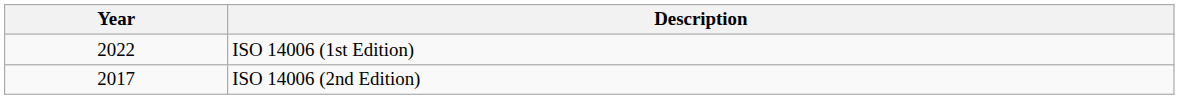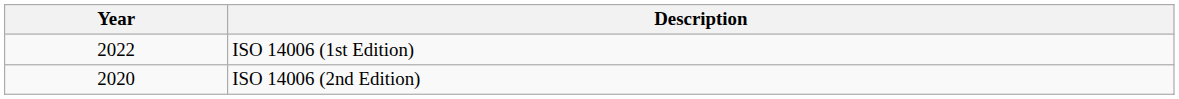(116, 79) 2017 -> (116, 79) 2020
